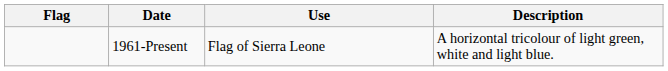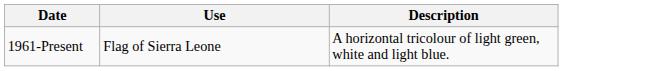- column: (57, 15)
